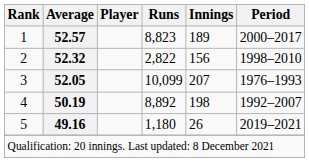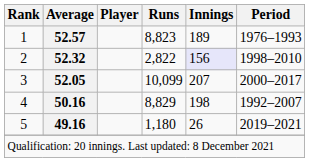(271, 37) 2000–2017 -> (271, 37) 1976–1993
(199, 59) no background -> (199, 59) lavender background
(271, 80) 1976–1993 -> (271, 80) 2000–2017
(70, 102) 50.19 -> (70, 102) 50.16
(160, 102) 8,892 -> (160, 102) 8,829
